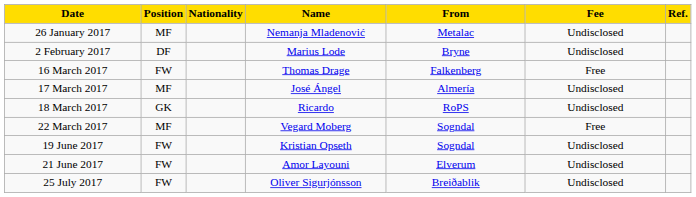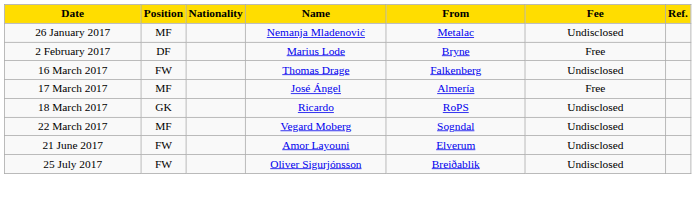(595, 51) Undisclosed -> (595, 51) Free
(595, 70) Free -> (595, 70) Undisclosed
(595, 89) Undisclosed -> (595, 89) Free
(595, 126) Free -> (595, 126) Undisclosed
- row: (73, 145)
